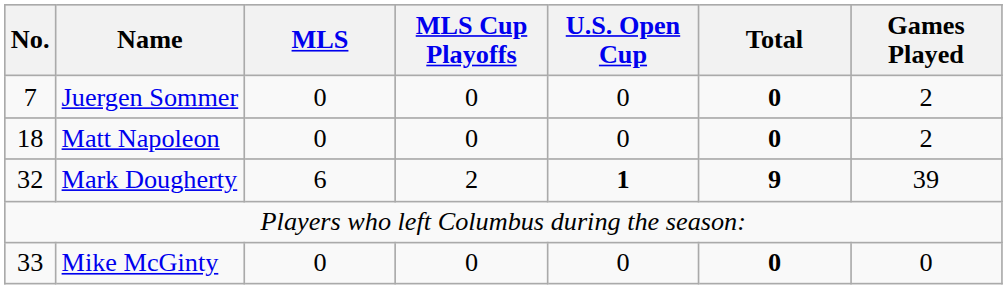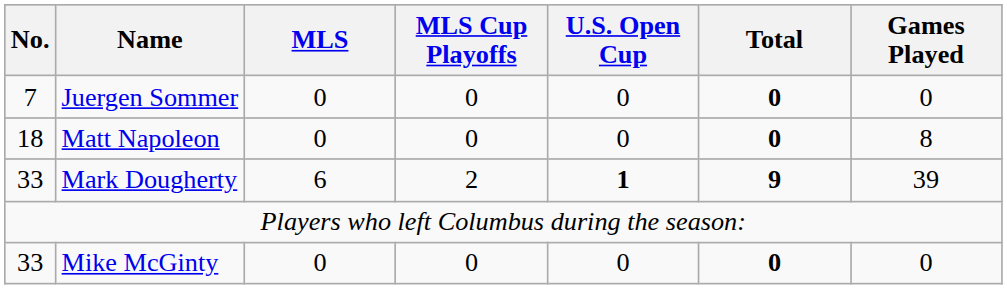(926, 96) 2 -> (926, 96) 0
(926, 138) 2 -> (926, 138) 8
(30, 179) 32 -> (30, 179) 33
